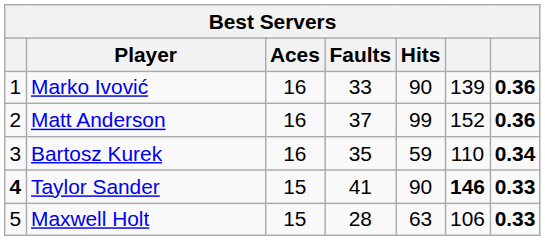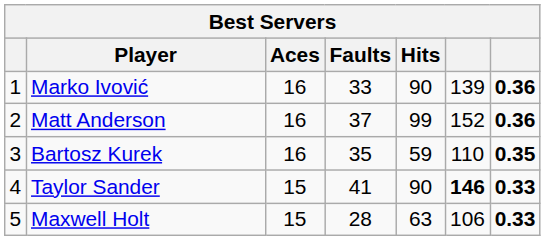(515, 154) 0.34 -> (515, 154) 0.35
(15, 187) bold -> (15, 187) normal
